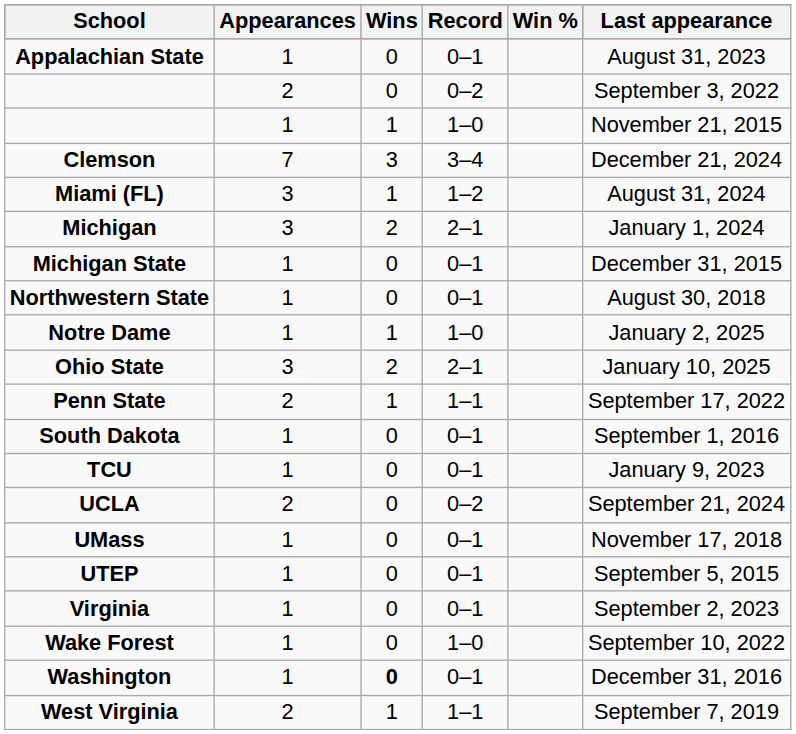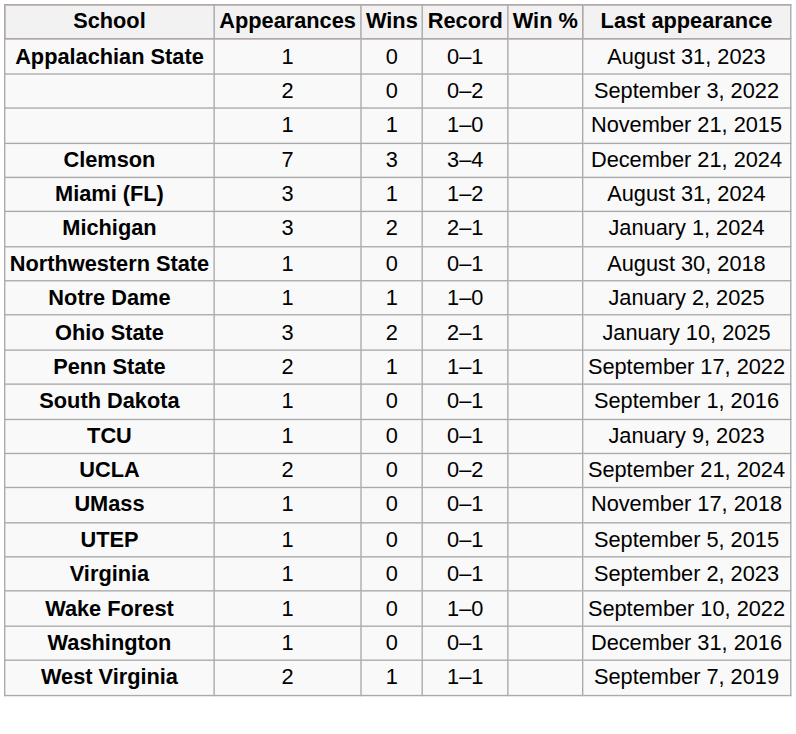- row: (109, 263)
(392, 677) bold -> (392, 642) normal
